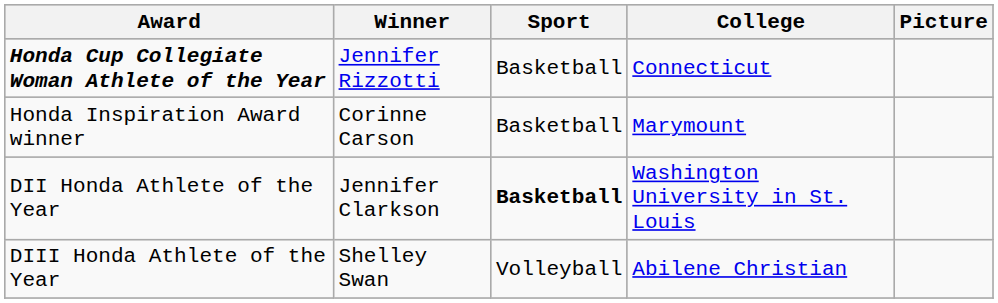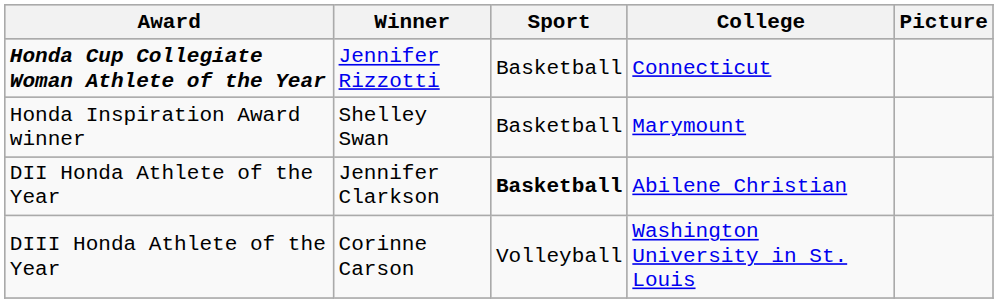(383, 127) Corinne Carson -> (383, 127) Shelley Swan
(740, 198) Washington University in St. Louis -> (740, 186) Abilene Christian
(383, 269) Shelley Swan -> (383, 256) Corinne Carson
(740, 269) Abilene Christian -> (740, 256) Washington University in St. Louis
